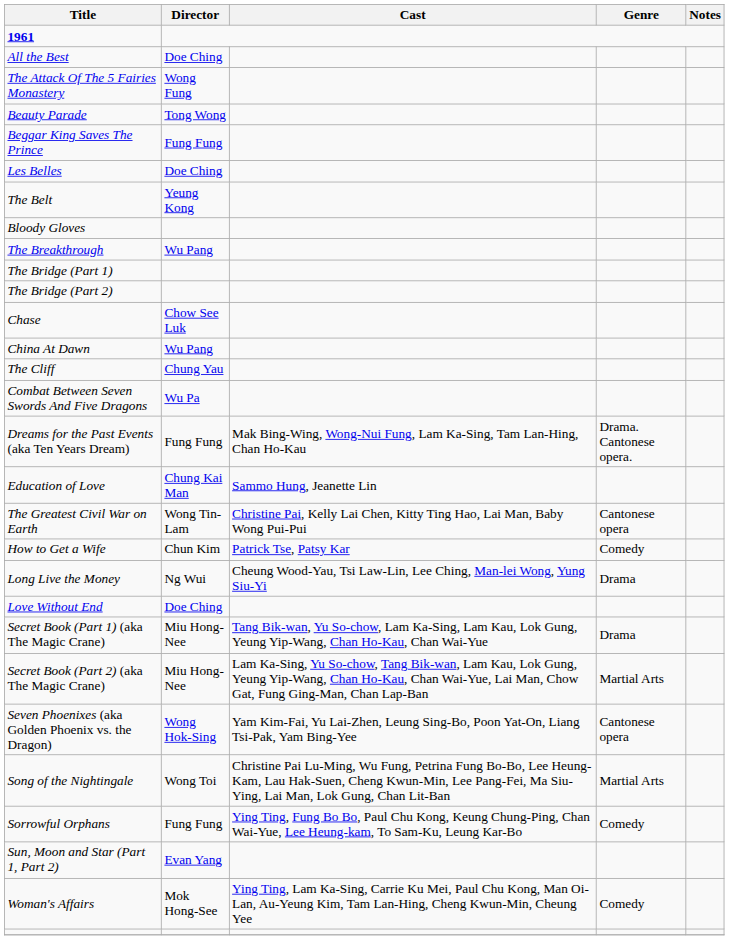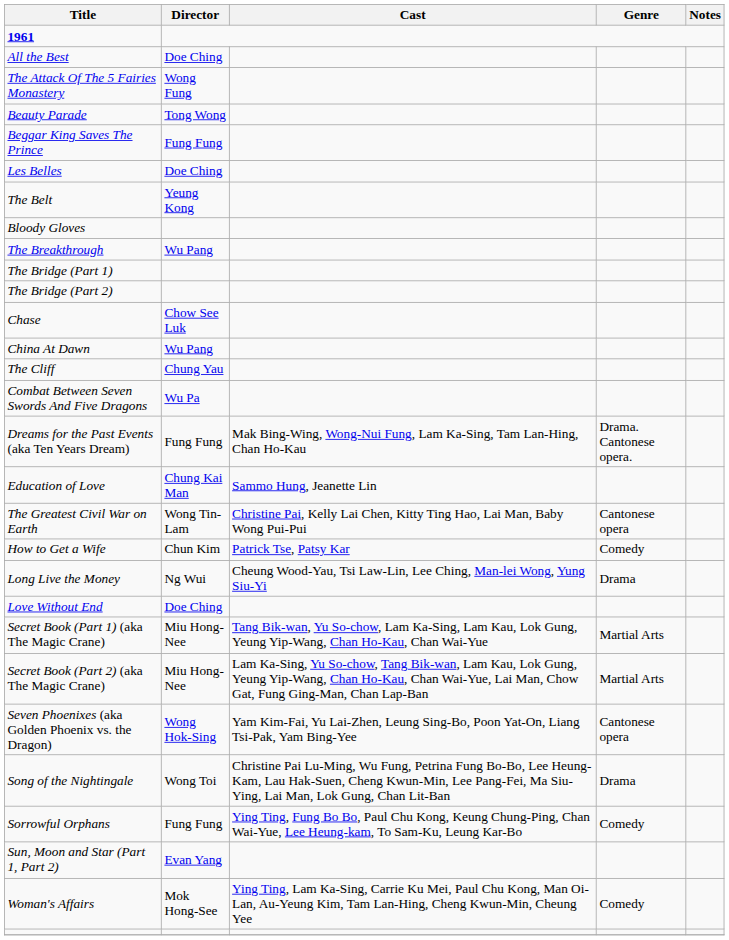(617, 635) Drama -> (632, 635) Martial Arts
(632, 780) Martial Arts -> (617, 780) Drama
